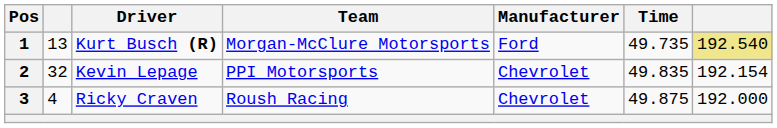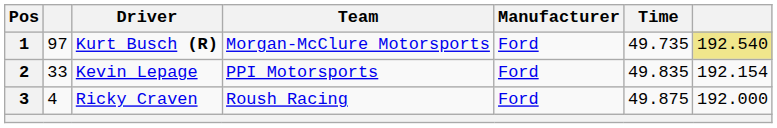(58, 46) 13 -> (58, 46) 97
(58, 73) 32 -> (58, 73) 33
(544, 73) Chevrolet -> (518, 73) Ford
(544, 101) Chevrolet -> (518, 101) Ford
